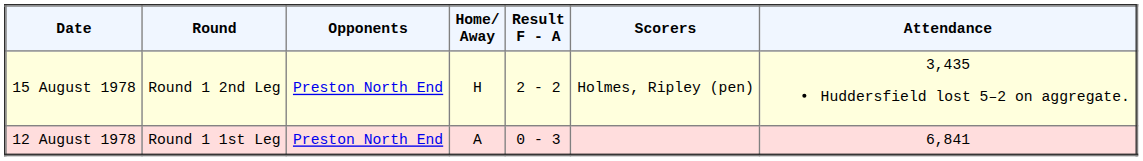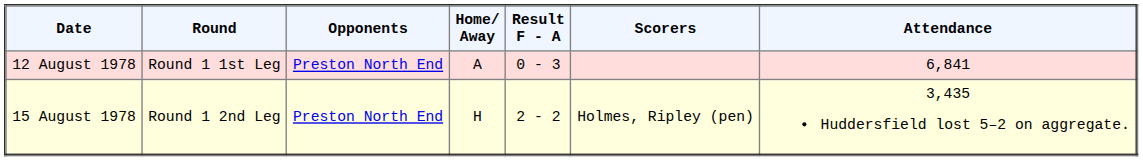rows swapped: (74, 140) <-> (74, 88)
